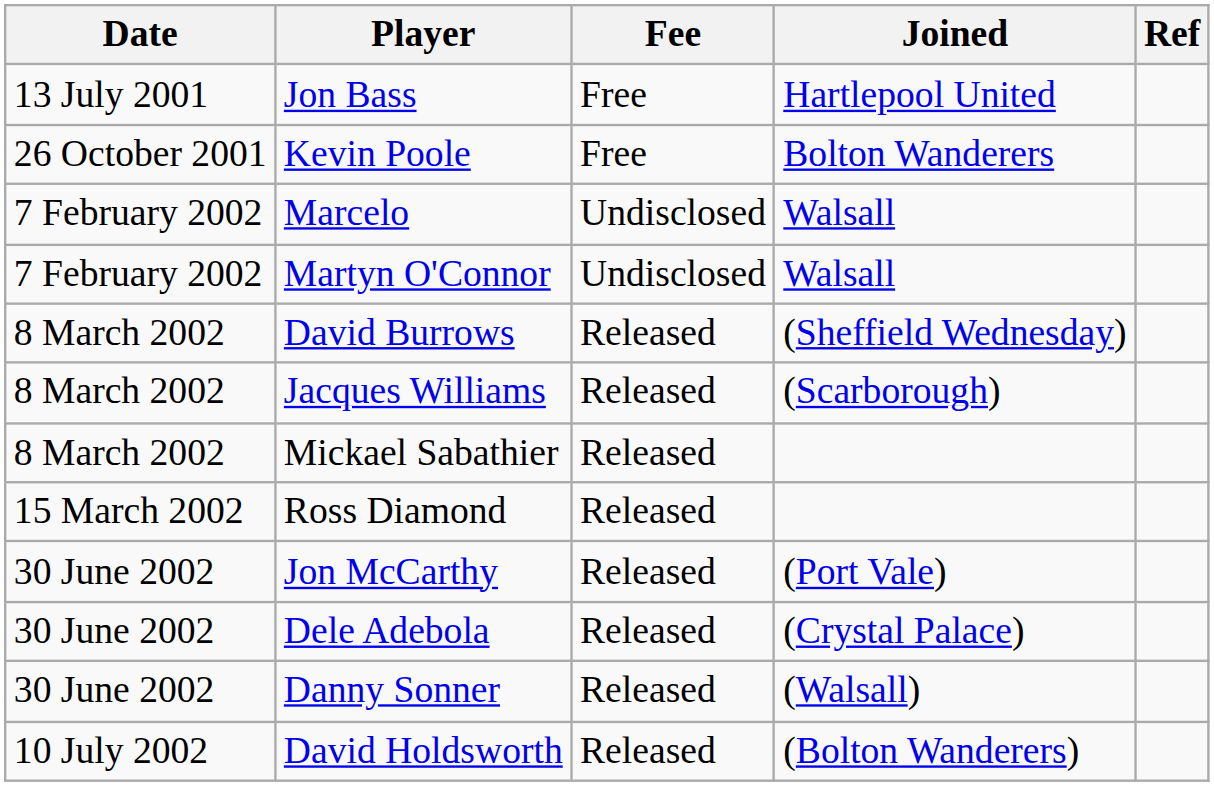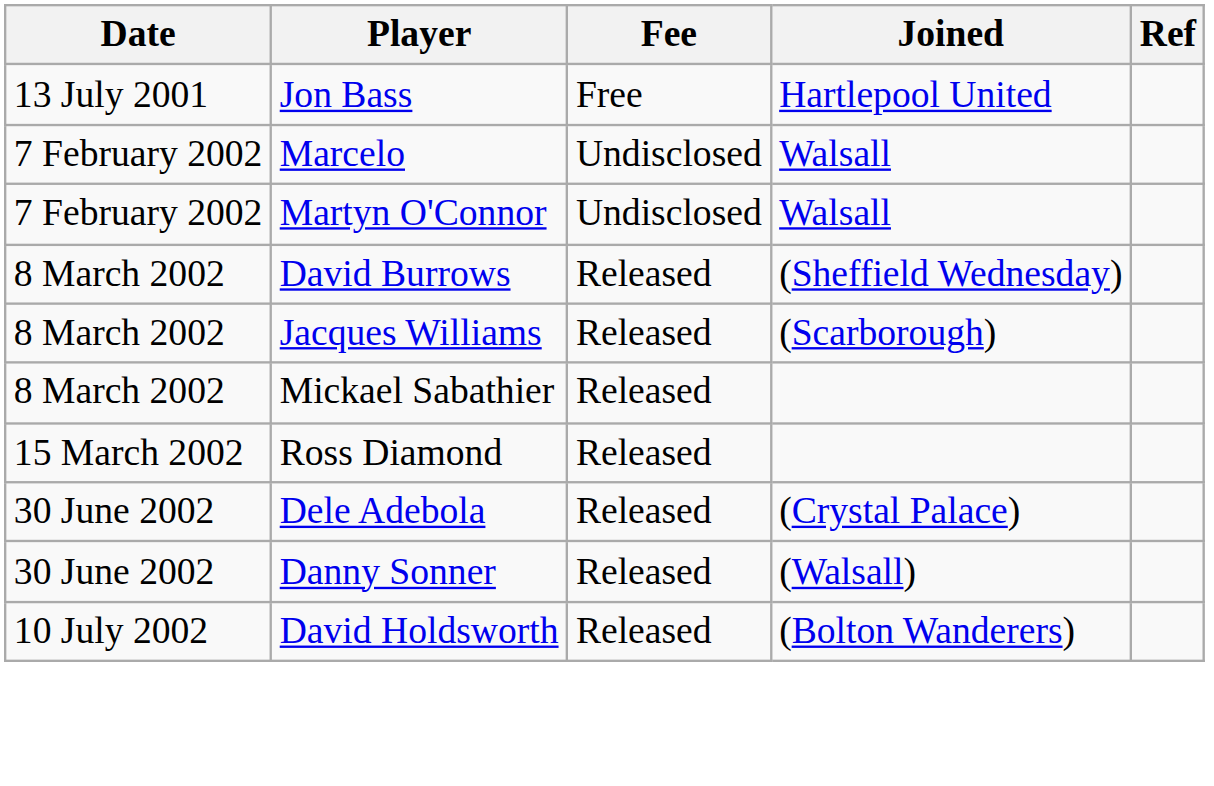- row: (377, 153)
- row: (391, 570)
